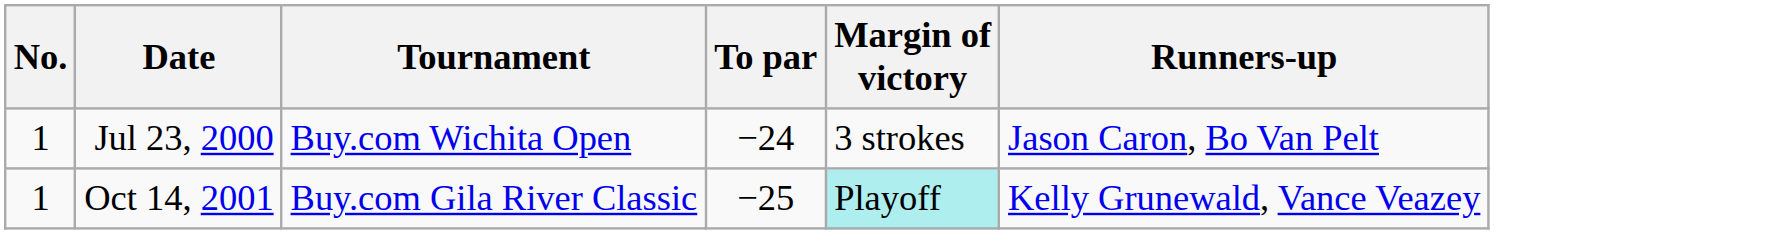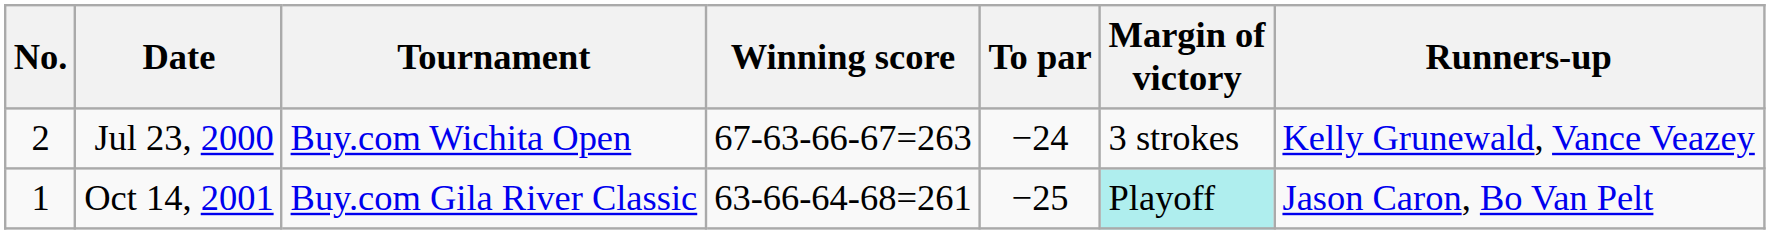+ column: (843, 56)
(40, 138) 1 -> (40, 138) 2
(1194, 138) Jason Caron, Bo Van Pelt -> (1519, 138) Kelly Grunewald, Vance Veazey
(1244, 198) Kelly Grunewald, Vance Veazey -> (1468, 198) Jason Caron, Bo Van Pelt
